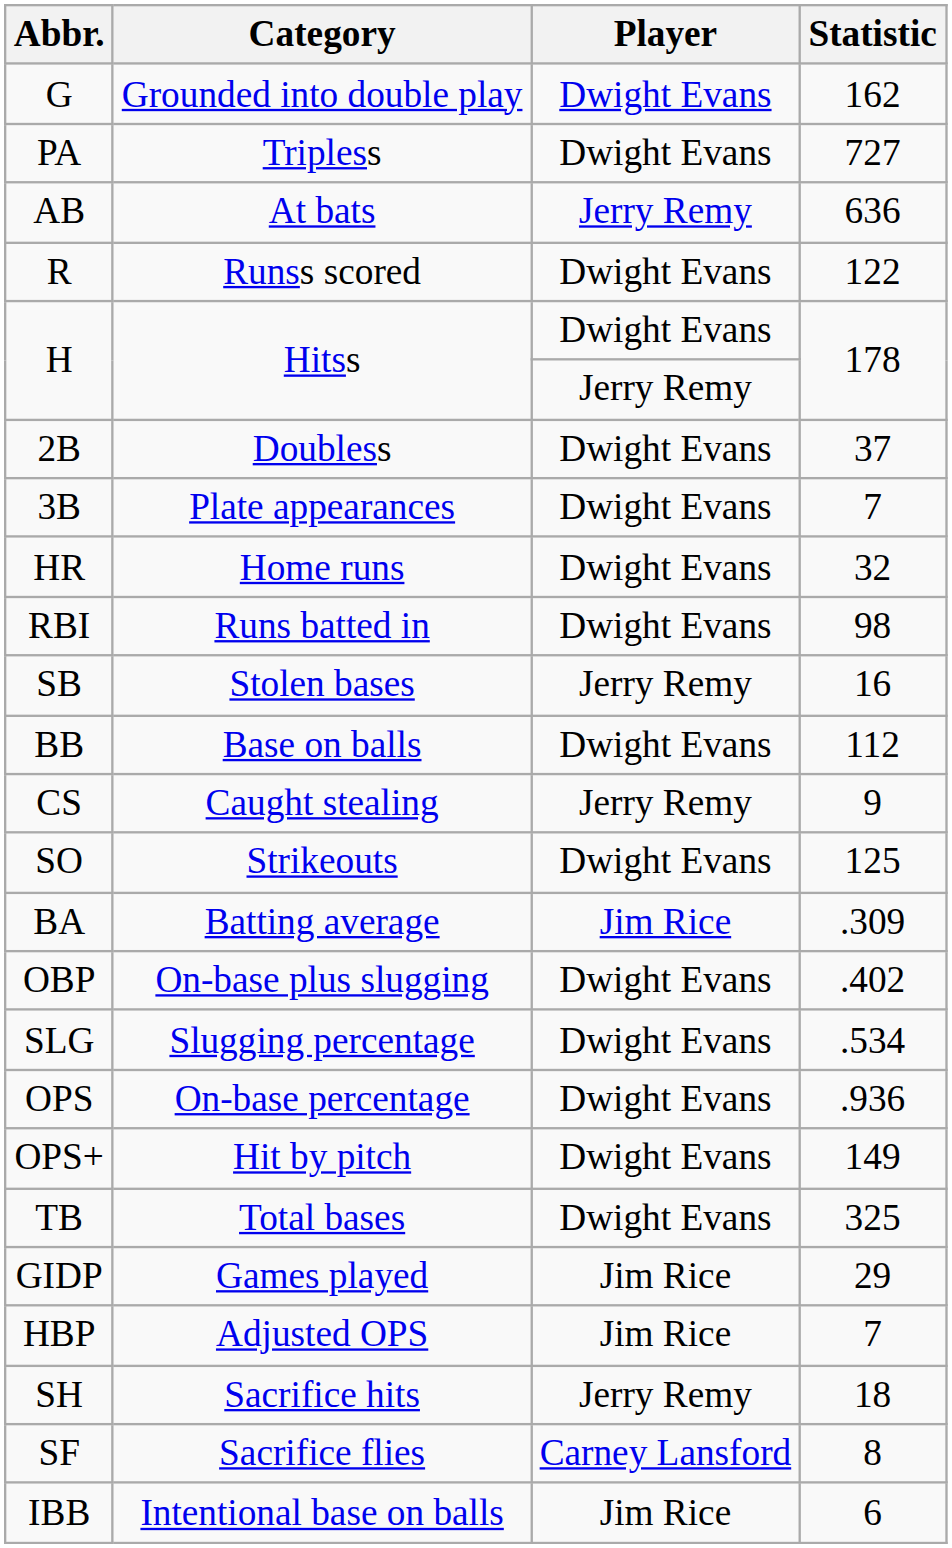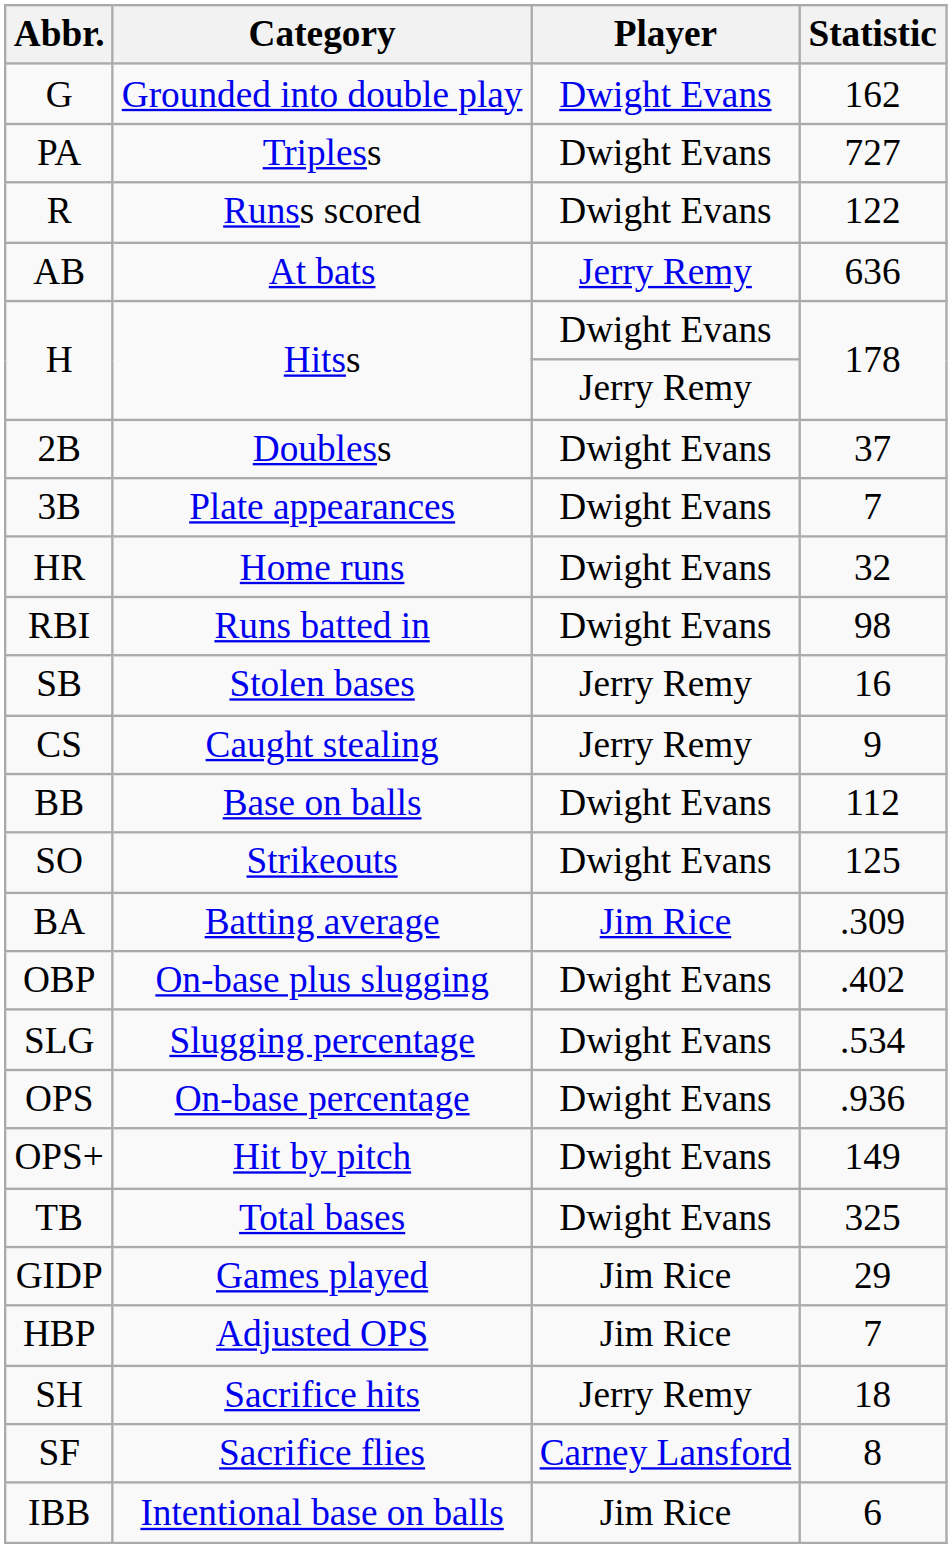rows swapped: (59, 211) <-> (59, 270)
rows swapped: (59, 802) <-> (59, 743)
